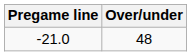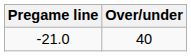(144, 39) 48 -> (144, 39) 40
